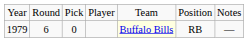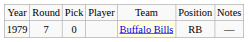(46, 29) 6 -> (46, 29) 7
